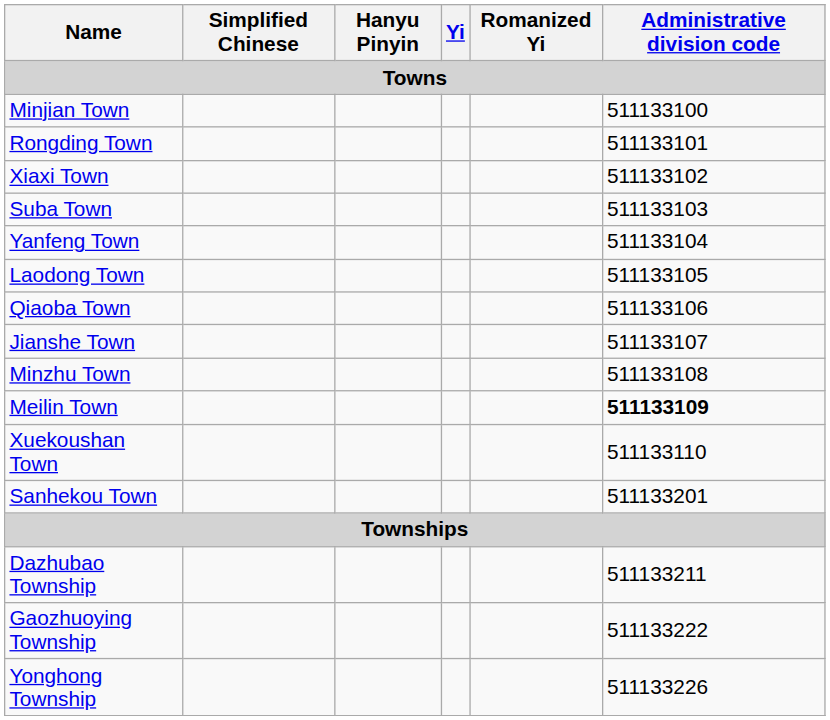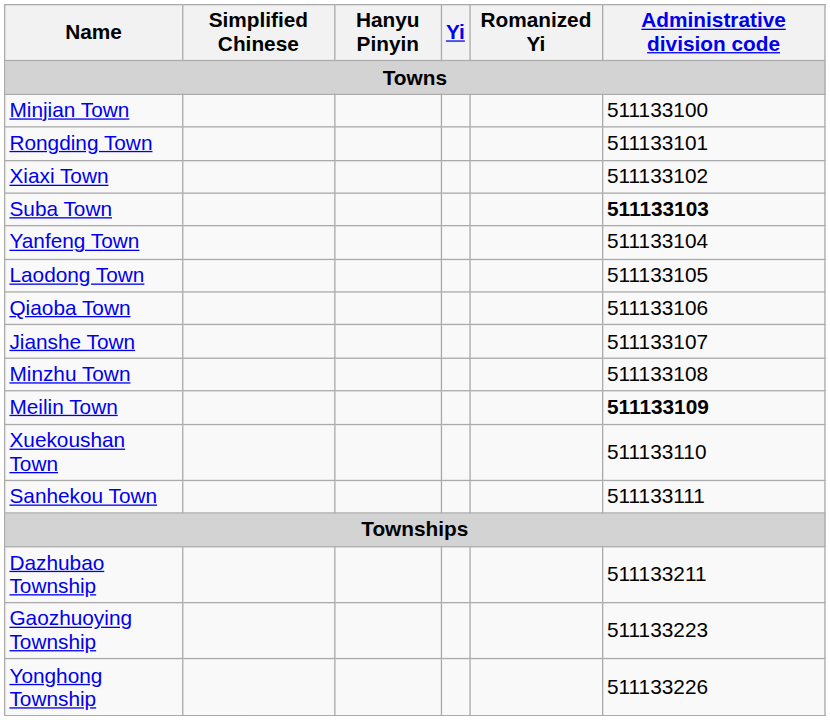(658, 209) normal -> (658, 209) bold
(658, 496) 511133201 -> (656, 496) 511133111
(658, 630) 511133222 -> (658, 630) 511133223
